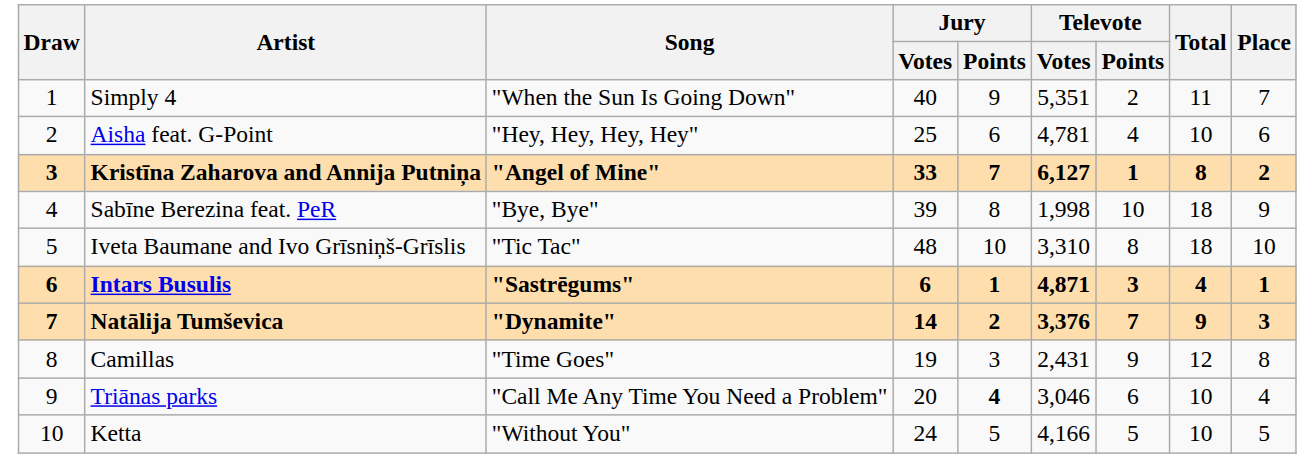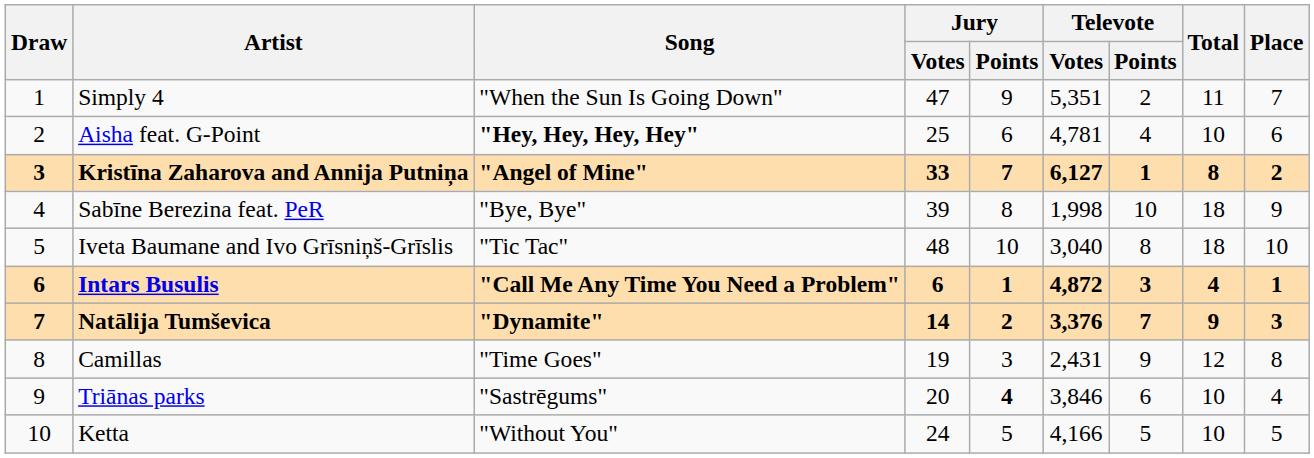(925, 97) 40 -> (938, 97) 47
(595, 135) normal -> (589, 135) bold
(1064, 246) 3,310 -> (1076, 246) 3,040
(563, 284) "Sastrēgums" -> (690, 284) "Call Me Any Time You Need a Problem"
(1064, 284) 4,871 -> (1076, 284) 4,872
(690, 396) "Call Me Any Time You Need a Problem" -> (543, 396) "Sastrēgums"
(1064, 396) 3,046 -> (1076, 396) 3,846
